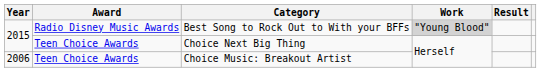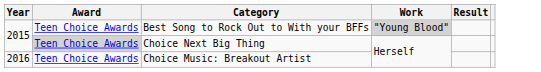(107, 28) Radio Disney Music Awards -> (87, 28) Teen Choice Awards
(87, 44) no background -> (87, 44) lightgrey background
(18, 59) 2006 -> (18, 59) 2016
